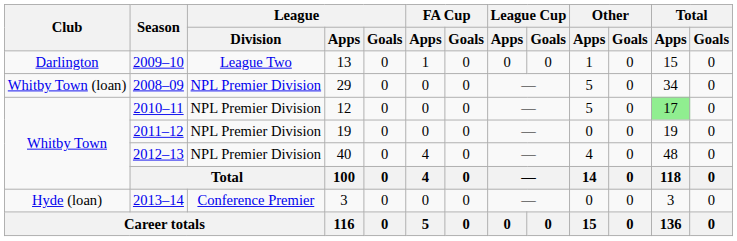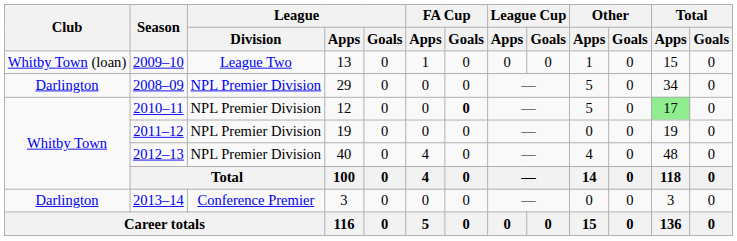(67, 62) Darlington -> (67, 62) Whitby Town (loan)
(67, 85) Whitby Town (loan) -> (67, 85) Darlington
(466, 108) normal -> (466, 108) bold
(67, 200) Hyde (loan) -> (67, 200) Darlington
